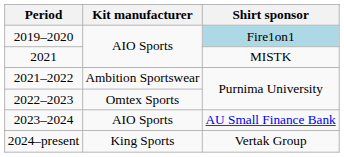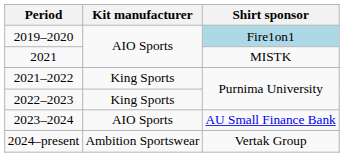(142, 78) Ambition Sportswear -> (142, 78) King Sports
(142, 99) Omtex Sports -> (142, 99) King Sports
(142, 141) King Sports -> (142, 141) Ambition Sportswear
